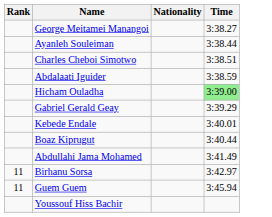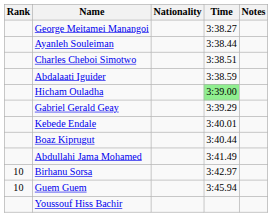+ column: (254, 12)
(18, 172) 11 -> (18, 172) 10
(18, 188) 11 -> (18, 188) 10
